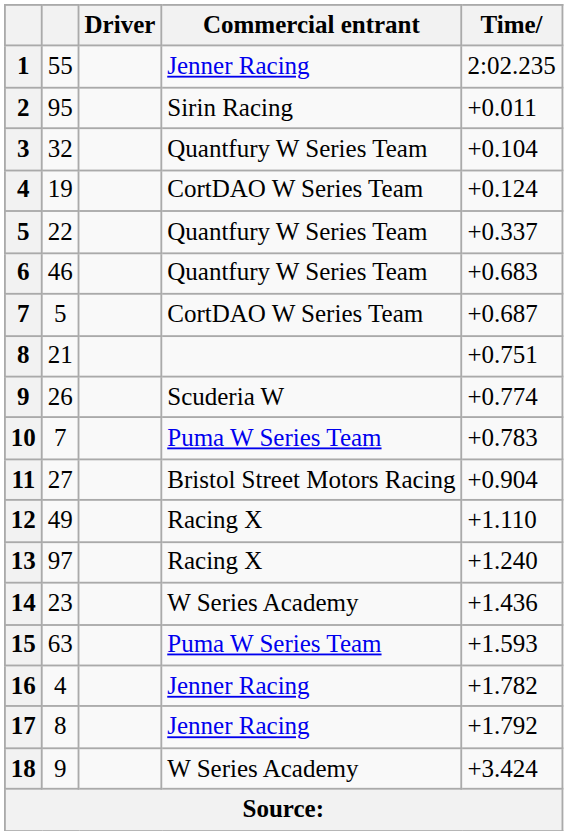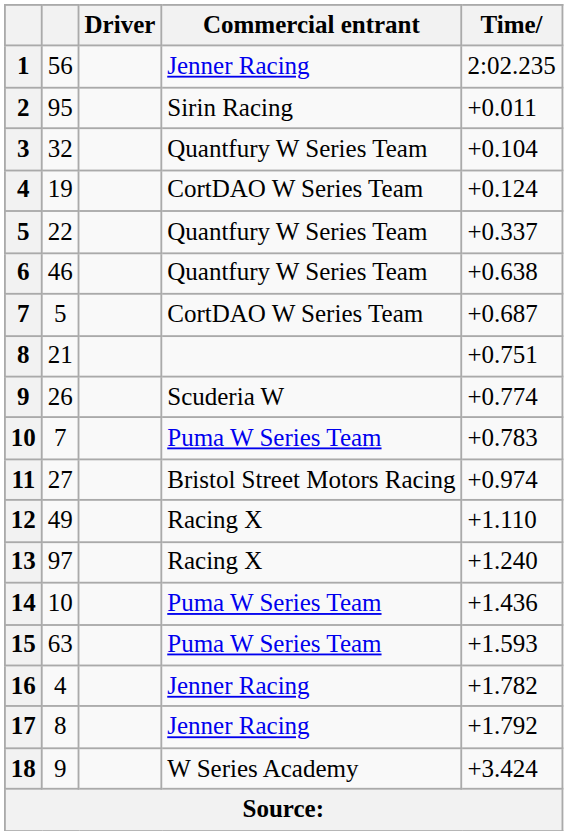(60, 66) 55 -> (60, 66) 56
(503, 272) +0.683 -> (503, 272) +0.638
(503, 478) +0.904 -> (503, 478) +0.974
(60, 602) 23 -> (60, 602) 10
(263, 602) W Series Academy -> (274, 602) Puma W Series Team
